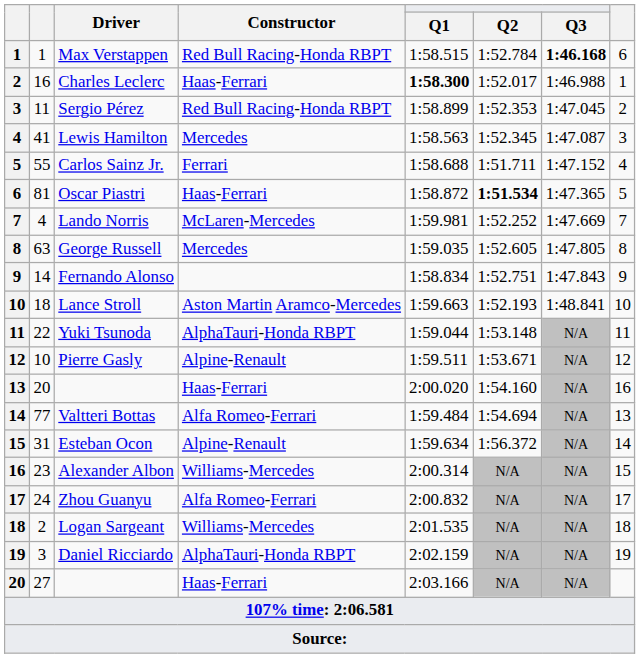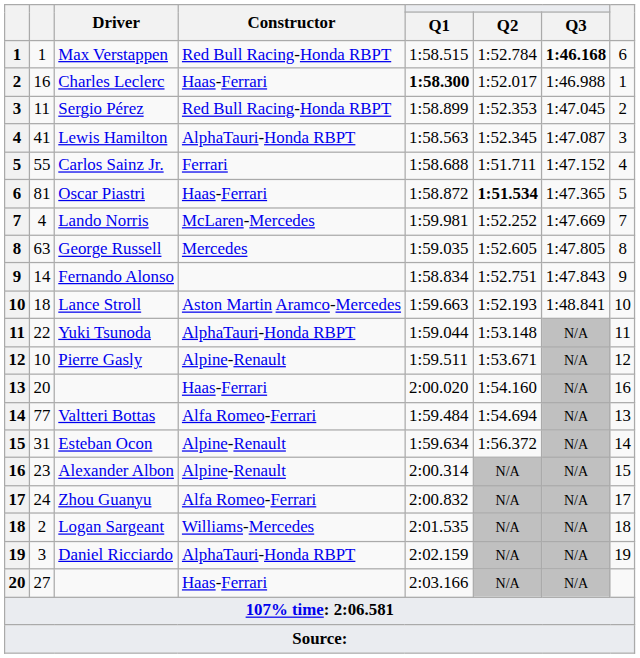(215, 137) Mercedes -> (269, 137) AlphaTauri-Honda RBPT
(248, 471) Williams-Mercedes -> (234, 471) Alpine-Renault
